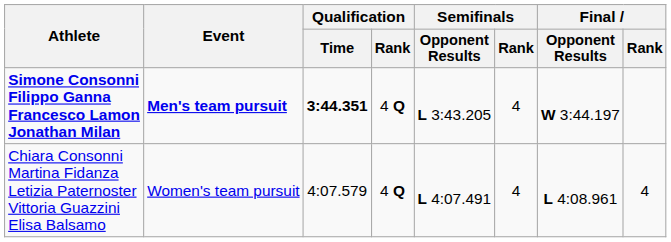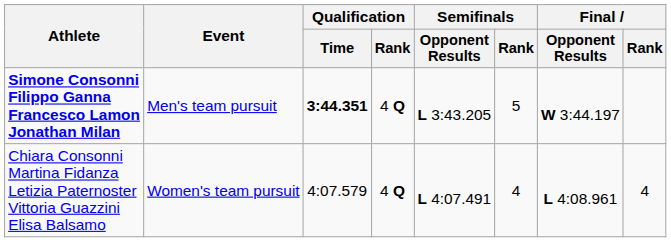(217, 106) bold -> (212, 106) normal
(516, 106) 4 -> (516, 106) 5
